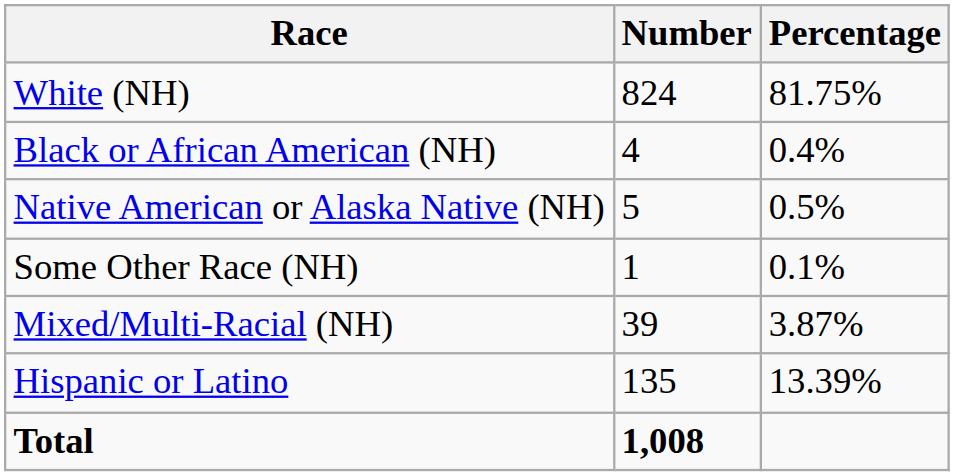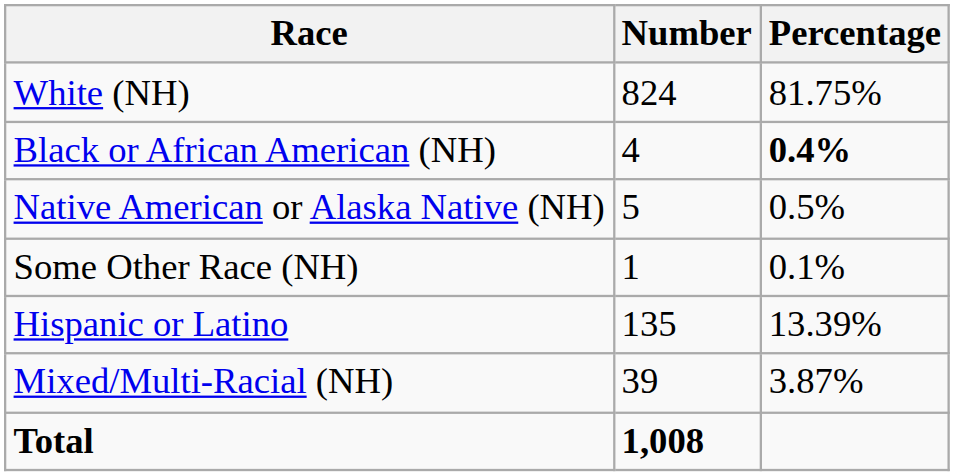(807, 149) normal -> (810, 149) bold
rows swapped: (203, 324) <-> (151, 382)
